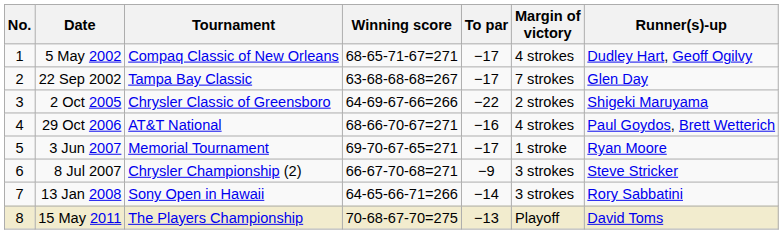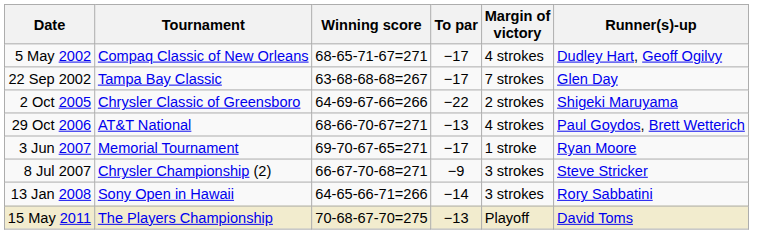- column: (20, 24)
(486, 125) −16 -> (456, 125) −13
